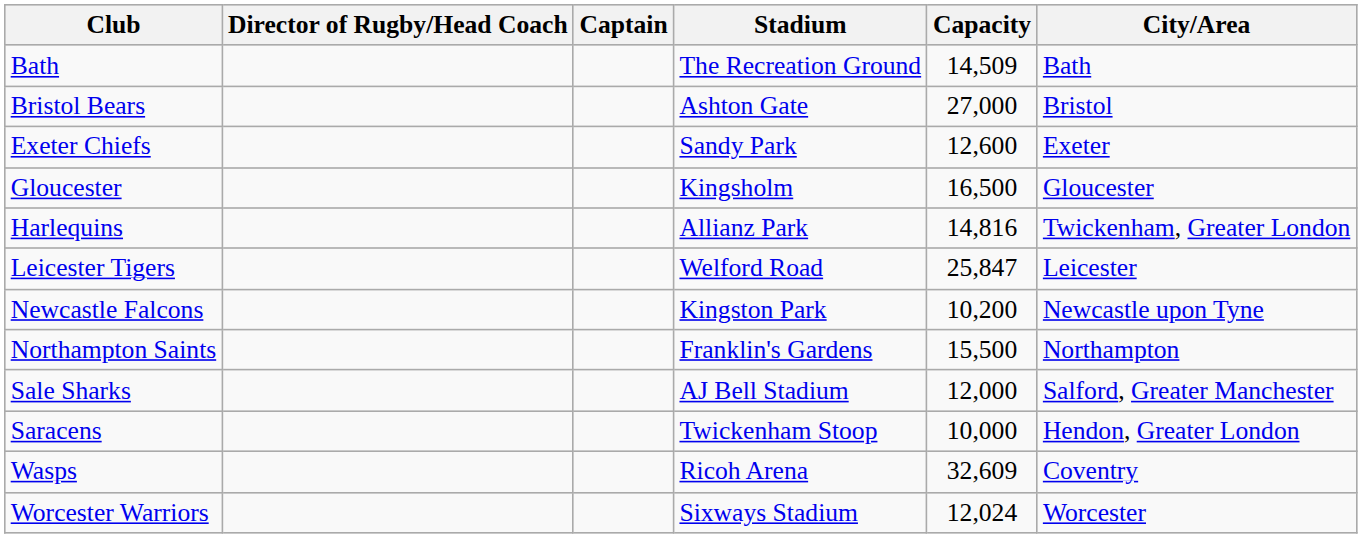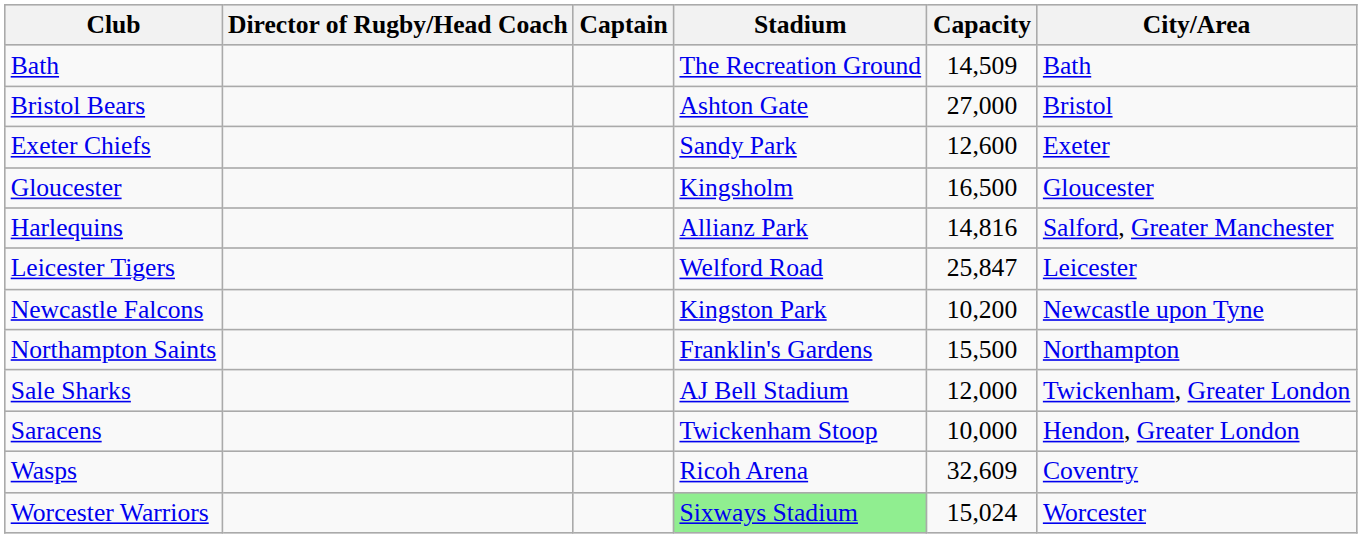(1197, 227) Twickenham, Greater London -> (1188, 227) Salford, Greater Manchester
(1188, 390) Salford, Greater Manchester -> (1197, 390) Twickenham, Greater London
(769, 512) no background -> (769, 512) lightgreen background
(982, 512) 12,024 -> (982, 512) 15,024
